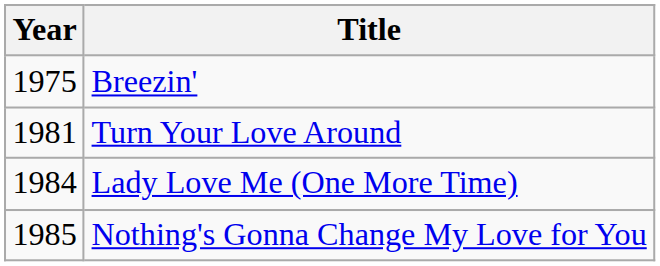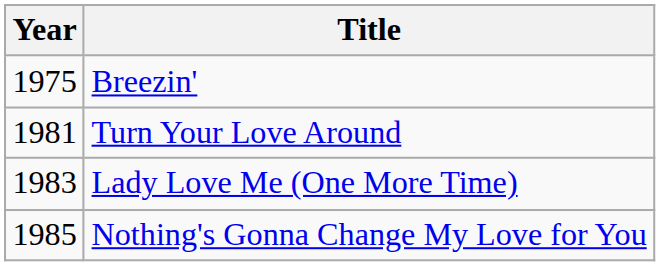(45, 183) 1984 -> (45, 183) 1983
